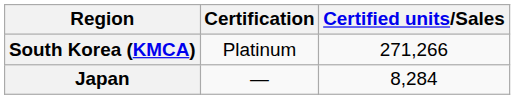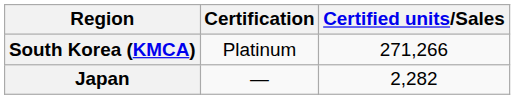(414, 79) 8,284 -> (414, 79) 2,282
